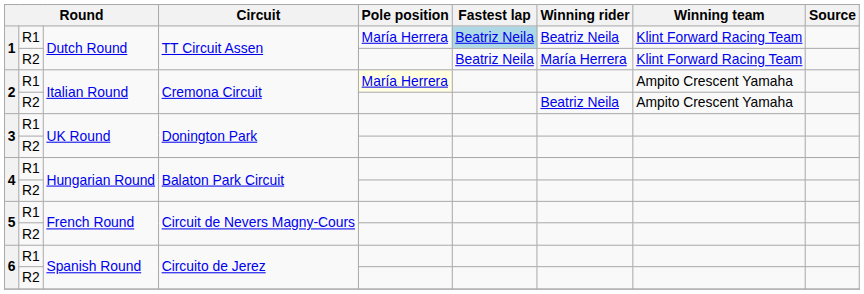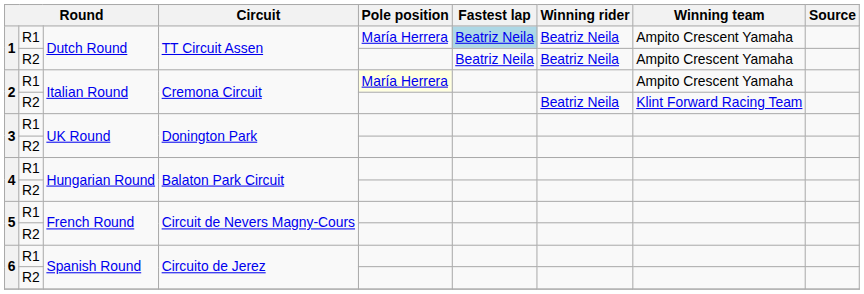(719, 37) Klint Forward Racing Team -> (715, 37) Ampito Crescent Yamaha
(584, 59) María Herrera -> (580, 59) Beatriz Neila
(719, 59) Klint Forward Racing Team -> (715, 59) Ampito Crescent Yamaha
(715, 103) Ampito Crescent Yamaha -> (719, 103) Klint Forward Racing Team
